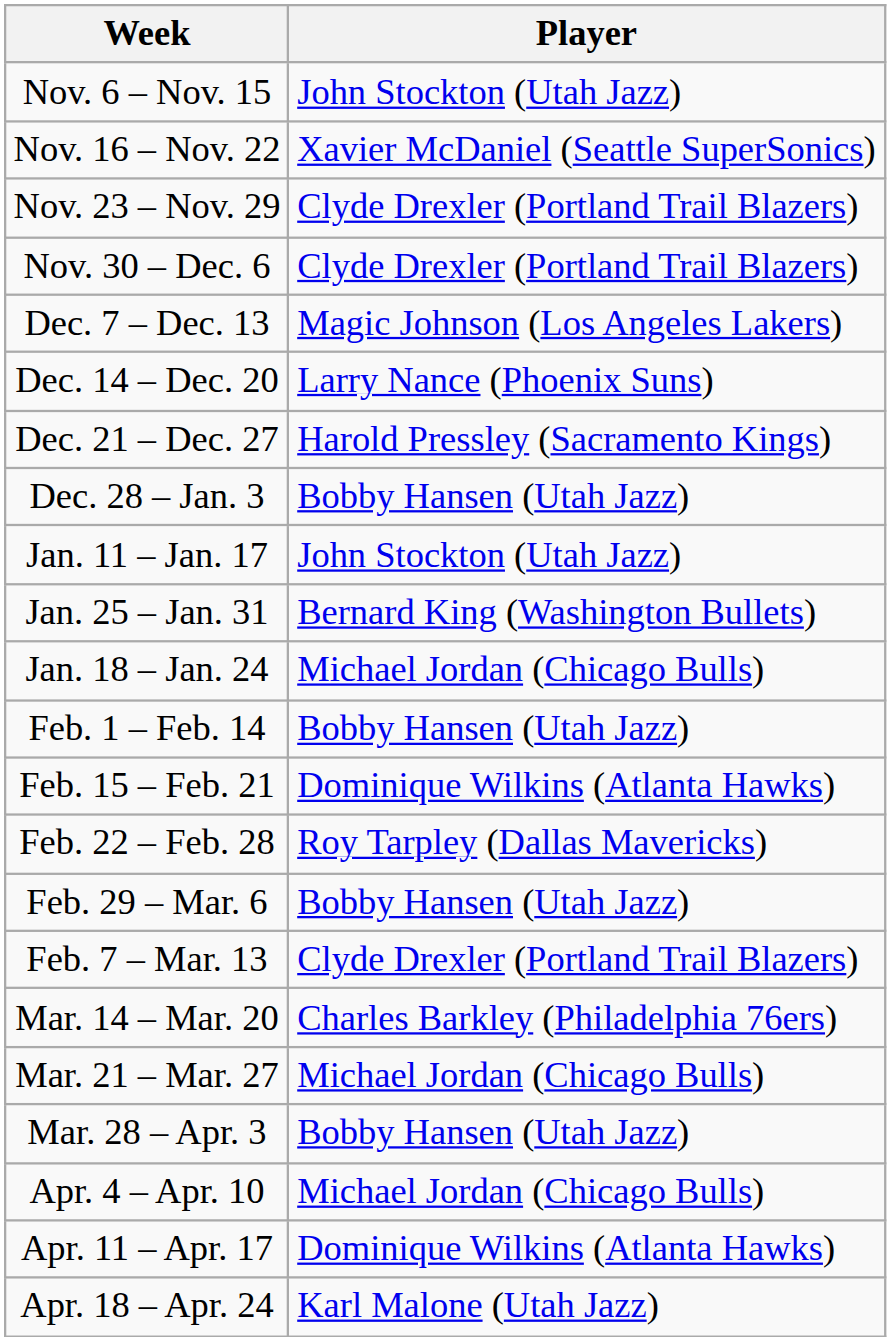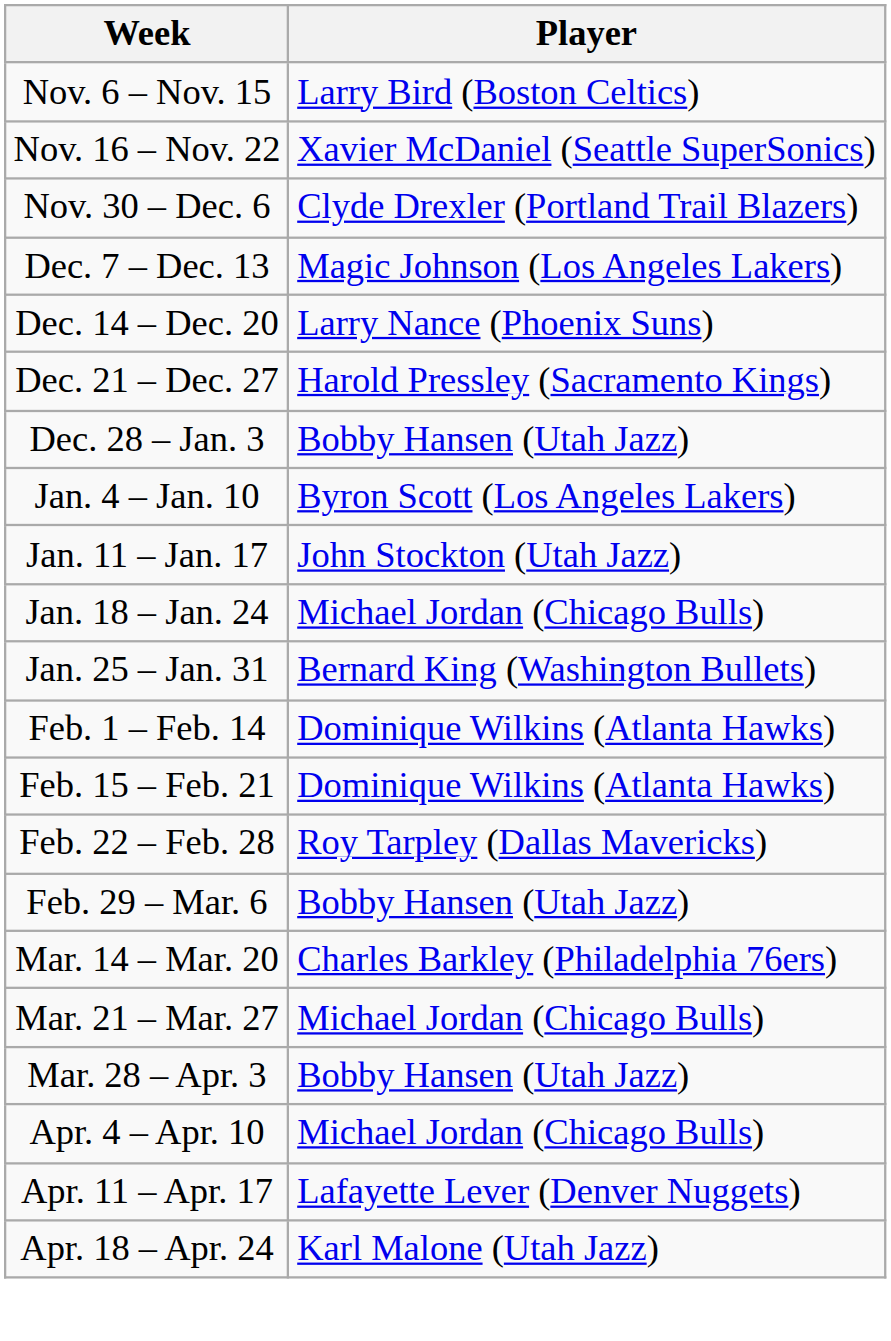(489, 91) John Stockton (Utah Jazz) -> (498, 91) Larry Bird (Boston Celtics)
- row: (147, 206)
+ row: (147, 496)
rows swapped: (147, 669) <-> (147, 611)
(493, 727) Bobby Hansen (Utah Jazz) -> (566, 727) Dominique Wilkins (Atlanta Hawks)
- row: (147, 959)
(566, 1248) Dominique Wilkins (Atlanta Hawks) -> (549, 1190) Lafayette Lever (Denver Nuggets)
